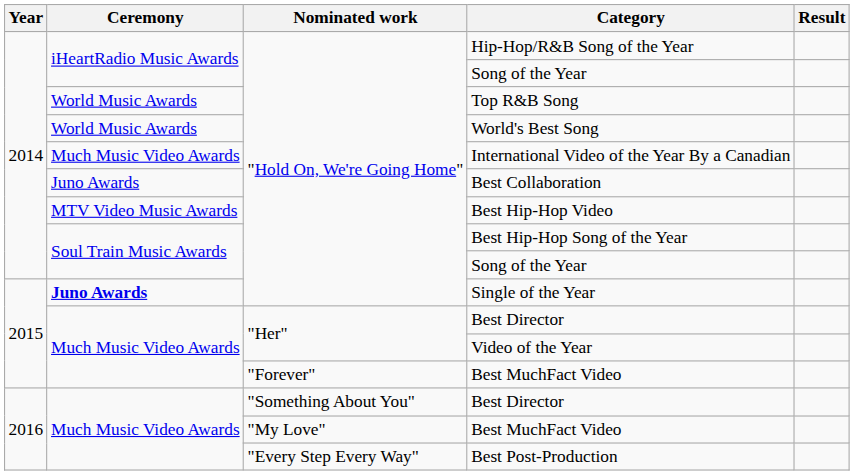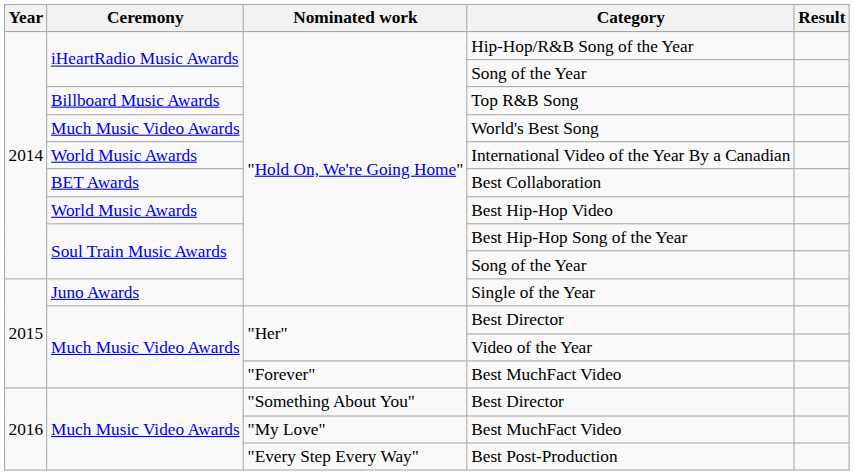(124, 100) World Music Awards -> (135, 100) Billboard Music Awards
(124, 127) World Music Awards -> (145, 127) Much Music Video Awards
(145, 155) Much Music Video Awards -> (124, 155) World Music Awards
(95, 182) Juno Awards -> (95, 182) BET Awards
(144, 210) MTV Video Music Awards -> (124, 210) World Music Awards
(99, 292) bold -> (95, 292) normal
